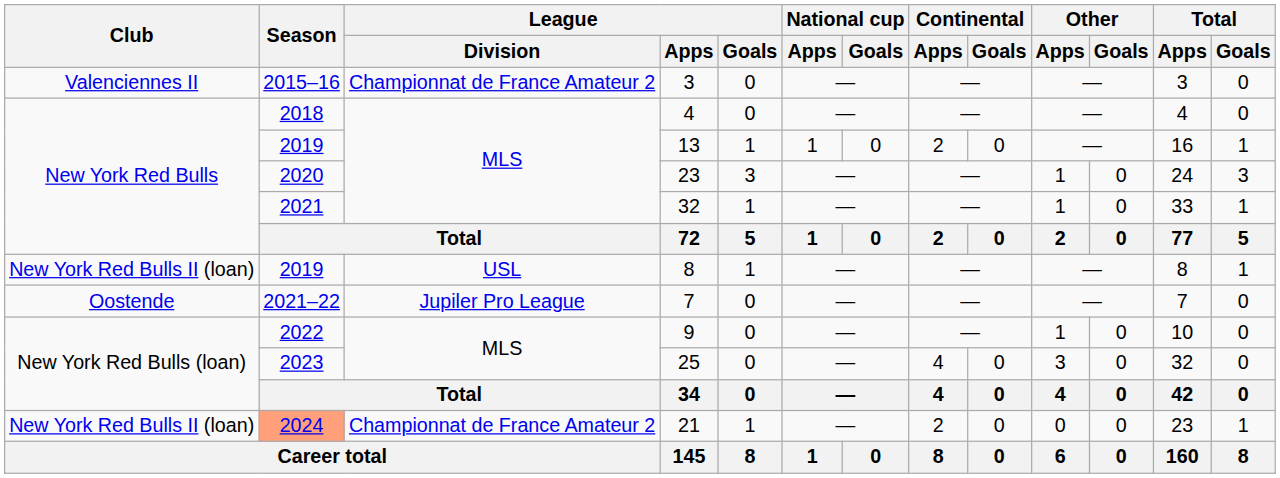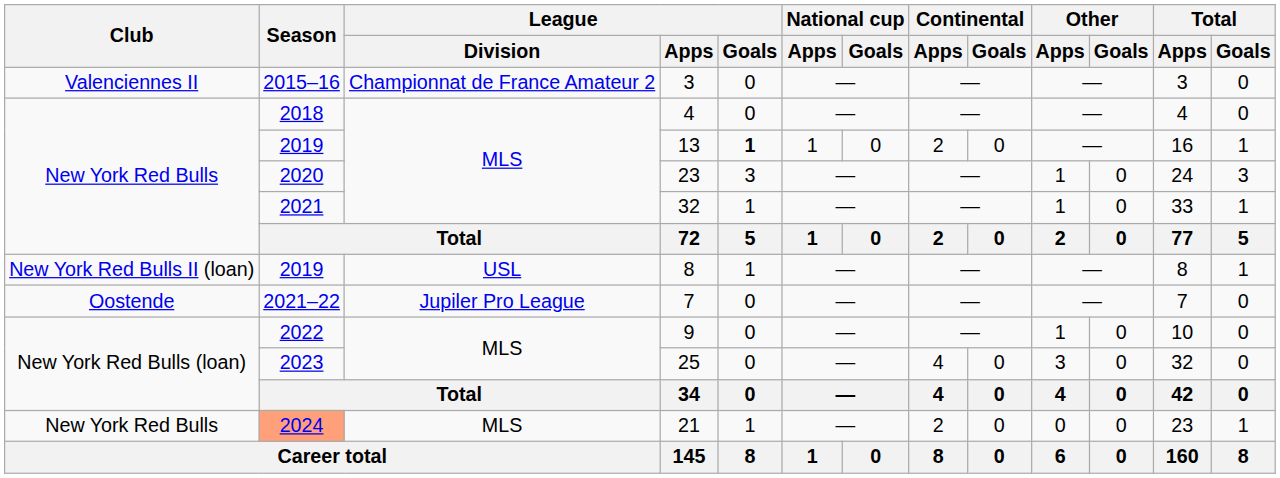(750, 144) normal -> (750, 144) bold
(132, 425) New York Red Bulls II (loan) -> (132, 425) New York Red Bulls
(502, 425) Championnat de France Amateur 2 -> (502, 425) MLS
